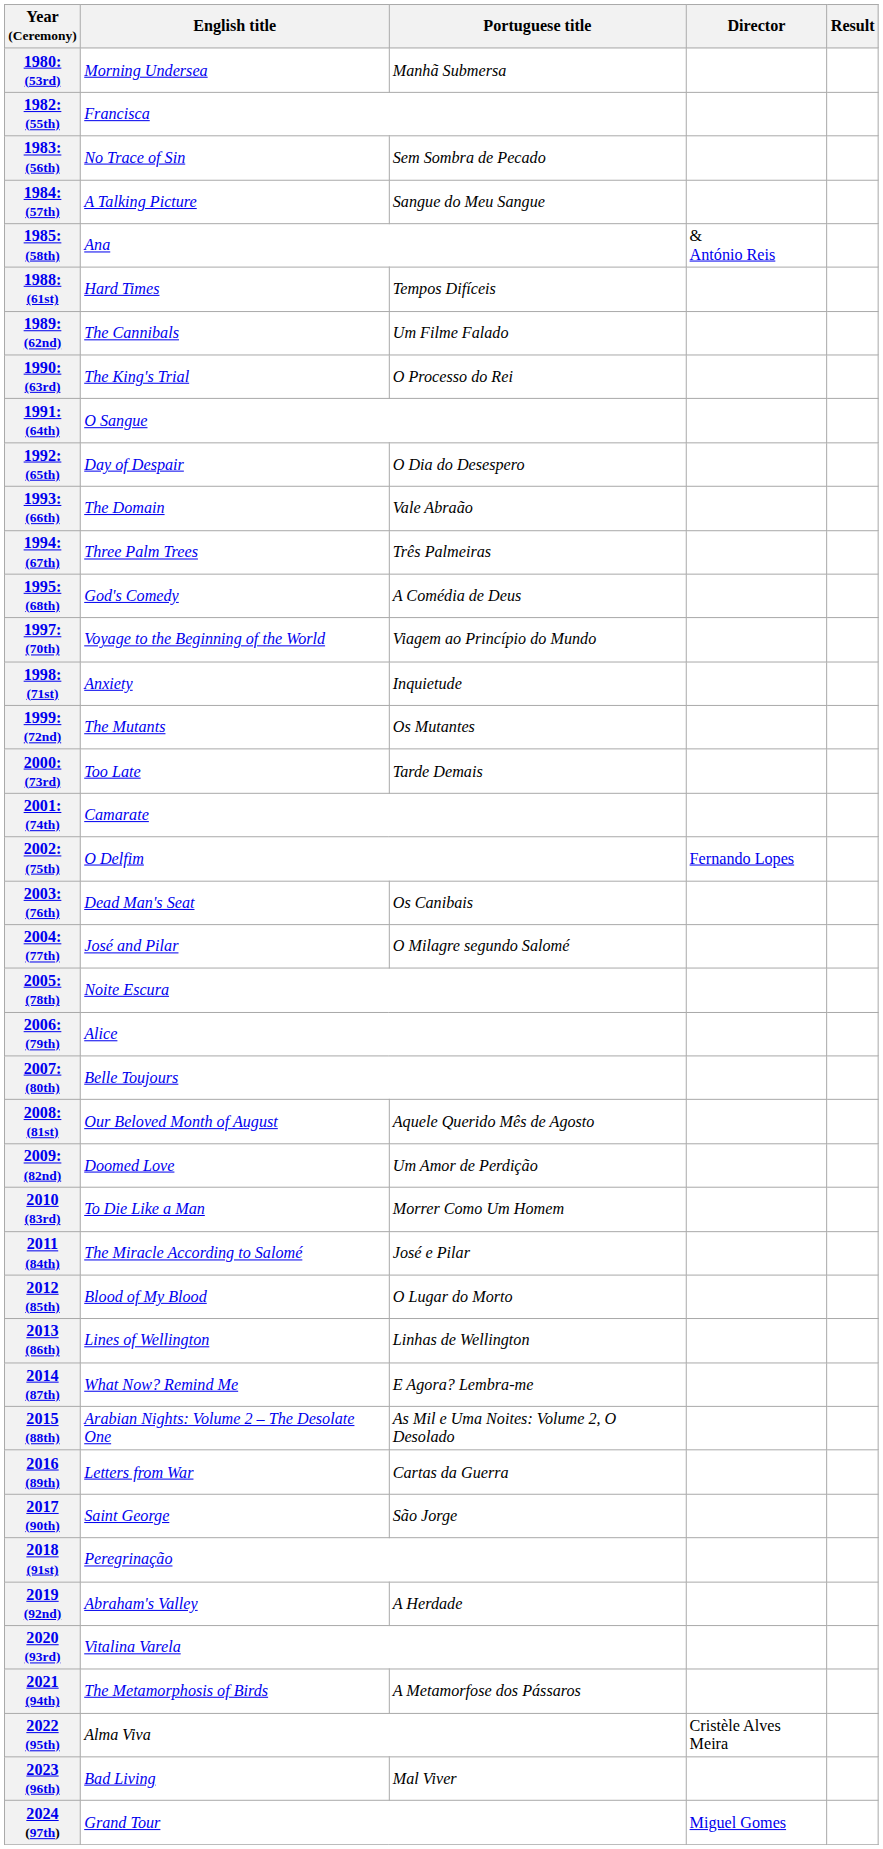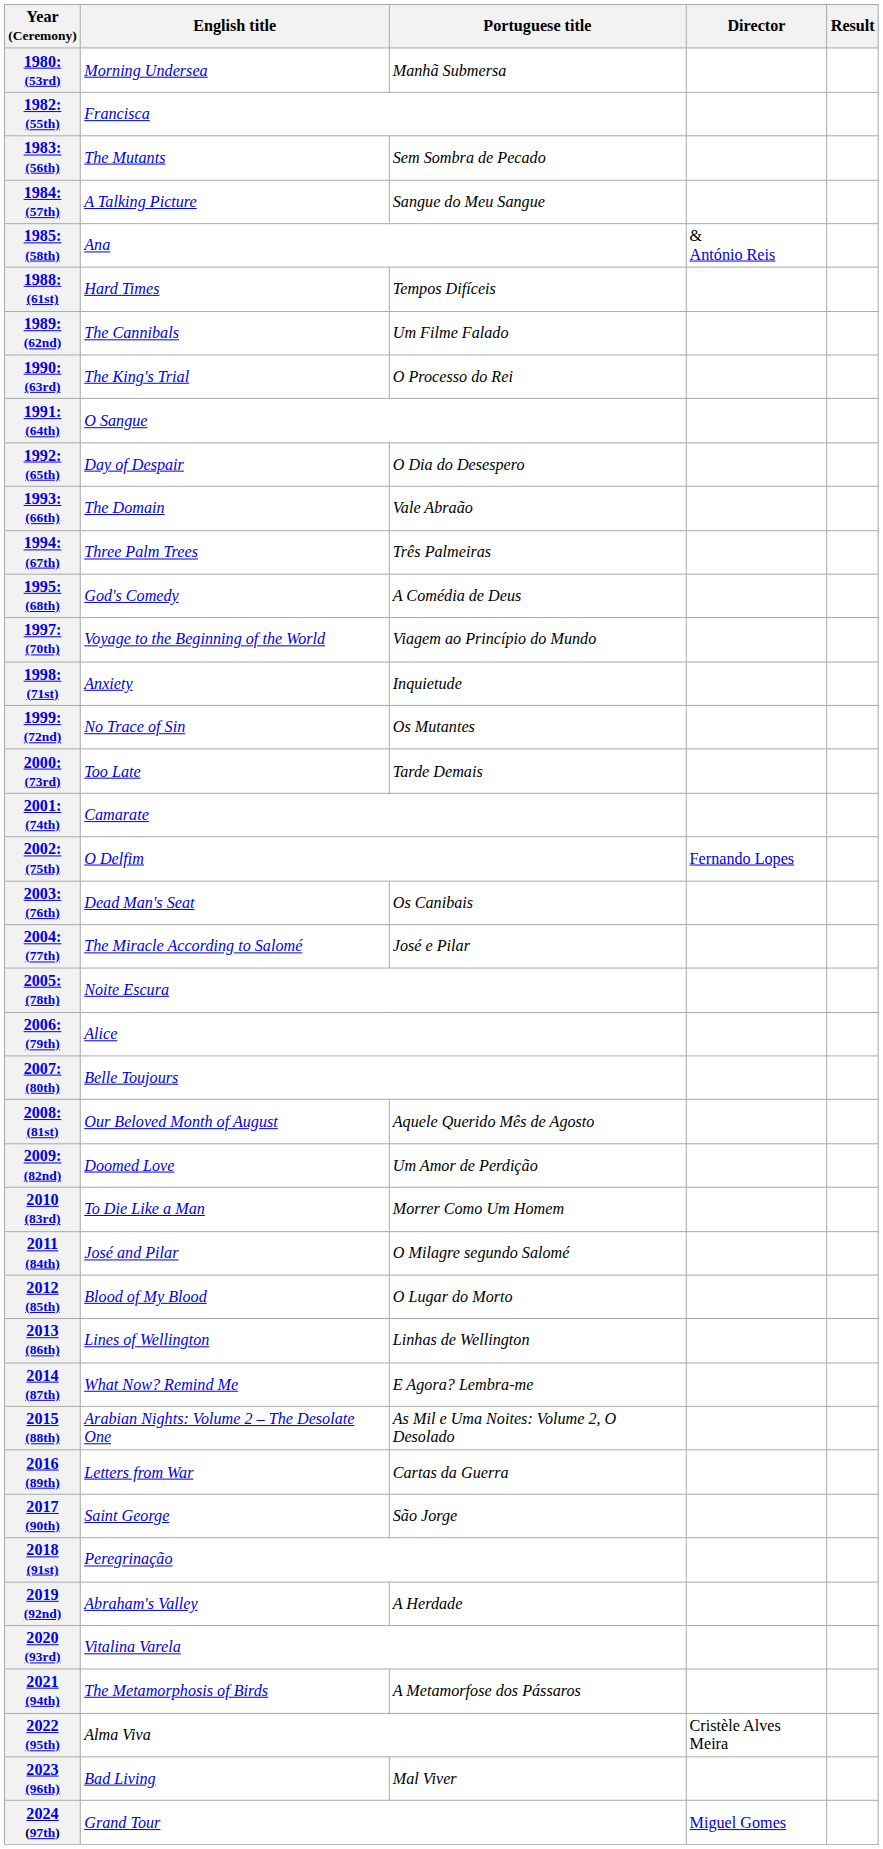(135, 157) No Trace of Sin -> (125, 157) The Mutants
(125, 727) The Mutants -> (135, 727) No Trace of Sin
(131, 946) José and Pilar -> (193, 946) The Miracle According to Salomé
(481, 946) O Milagre segundo Salomé -> (431, 946) José e Pilar
(193, 1253) The Miracle According to Salomé -> (131, 1253) José and Pilar
(431, 1253) José e Pilar -> (481, 1253) O Milagre segundo Salomé
